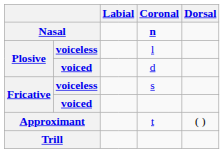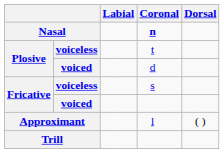(153, 49) l -> (153, 49) t
(153, 121) t -> (153, 121) l
